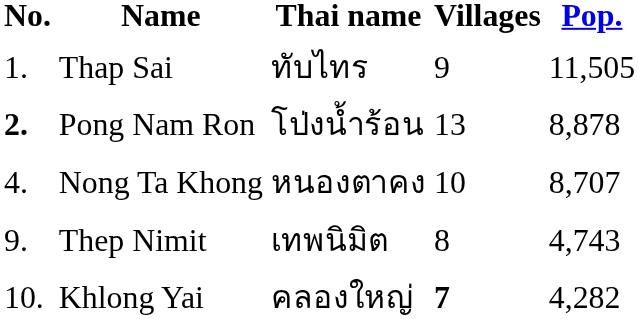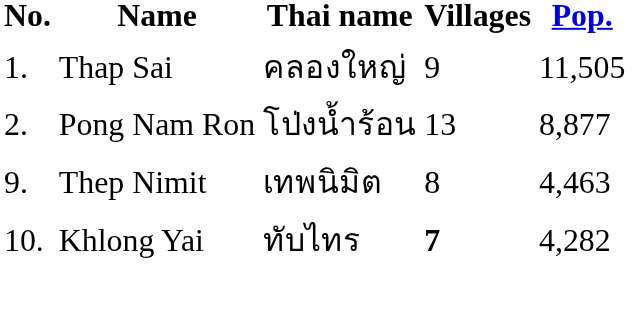(320, 67) ทับไทร -> (335, 67) คลองใหญ่
(16, 123) bold -> (16, 123) normal
(585, 123) 8,878 -> (575, 123) 8,877
- row: (161, 181)
(585, 239) 4,743 -> (575, 181) 4,463
(343, 297) คลองใหญ่ -> (312, 240) ทับไทร
